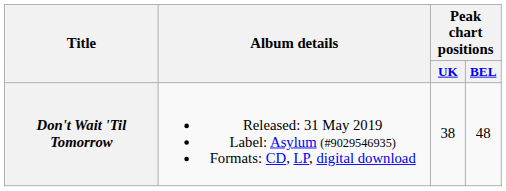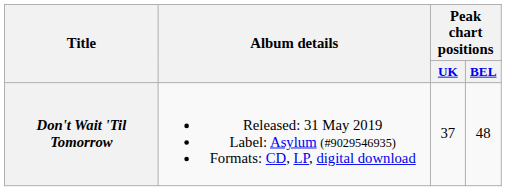(448, 134) 38 -> (448, 134) 37
